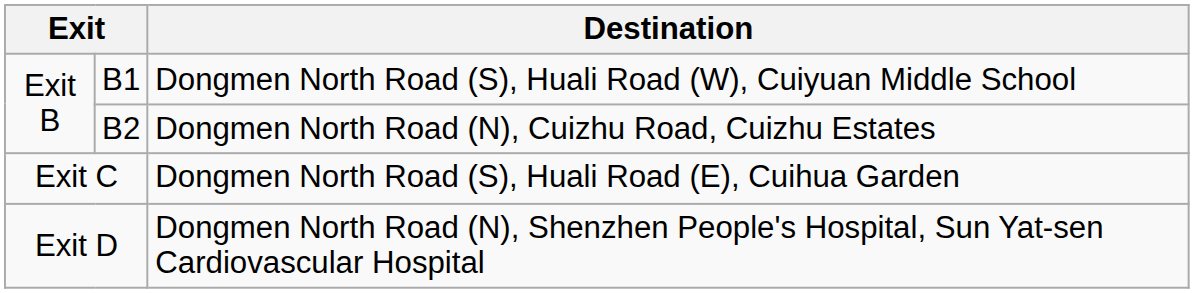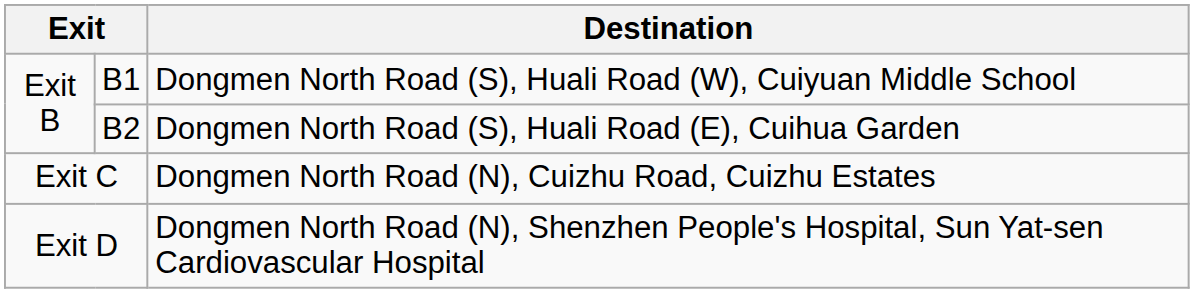(545, 128) Dongmen North Road (N), Cuizhu Road, Cuizhu Estates -> (558, 128) Dongmen North Road (S), Huali Road (E), Cuihua Garden
(558, 177) Dongmen North Road (S), Huali Road (E), Cuihua Garden -> (545, 177) Dongmen North Road (N), Cuizhu Road, Cuizhu Estates
